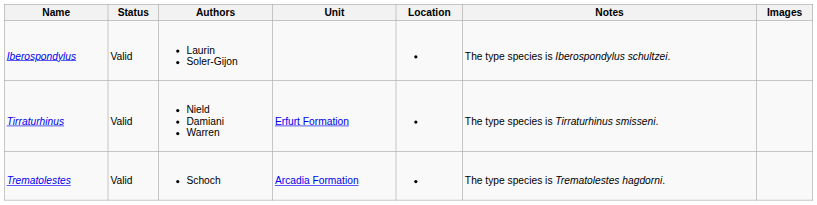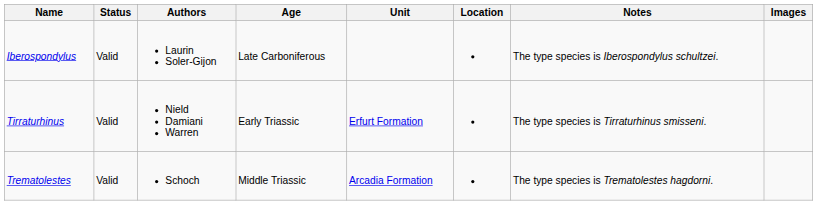+ column: (291, 12)
